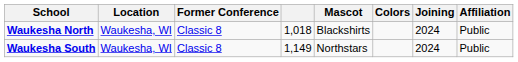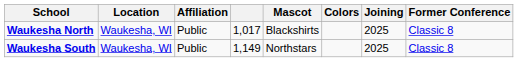columns swapped: (485, 13) <-> (228, 13)
(298, 30) 1,018 -> (247, 30) 1,017
(427, 30) 2024 -> (376, 30) 2025
(427, 48) 2024 -> (376, 48) 2025
